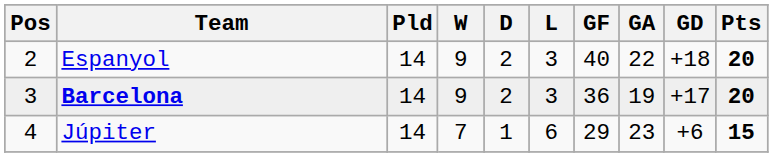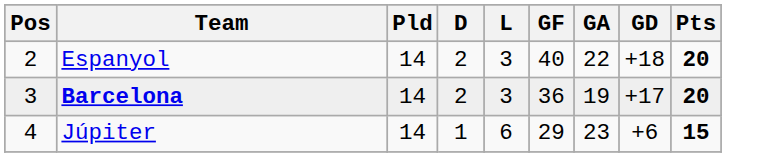- column: (461, 23)
